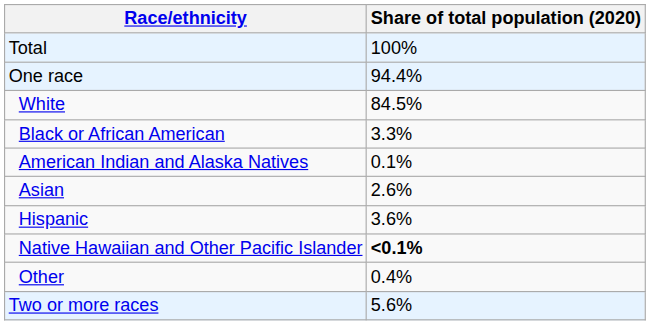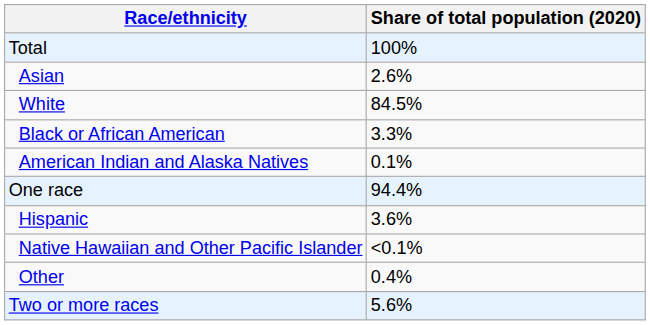rows swapped: (46, 76) <-> (36, 190)
(397, 248) bold -> (397, 248) normal
